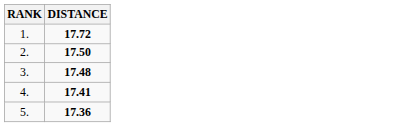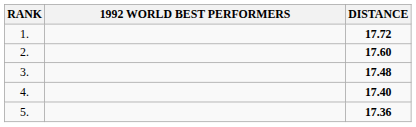+ column: (195, 14)
(78, 53) 17.50 -> (378, 53) 17.60
(78, 92) 17.41 -> (378, 92) 17.40
